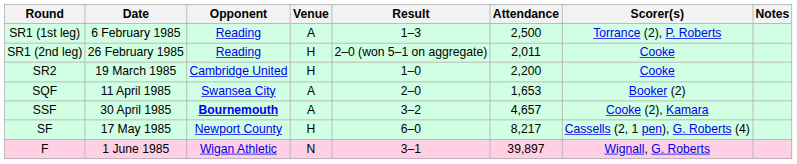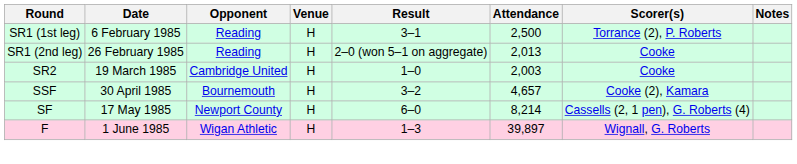(311, 33) A -> (311, 33) H
(411, 33) 1–3 -> (411, 33) 3–1
(526, 52) 2,011 -> (526, 52) 2,013
(526, 71) 2,200 -> (526, 71) 2,003
- row: (45, 91)
(238, 110) bold -> (238, 91) normal
(311, 110) A -> (311, 91) H
(526, 129) 8,217 -> (526, 110) 8,214
(311, 149) N -> (311, 129) H
(411, 149) 3–1 -> (411, 129) 1–3
